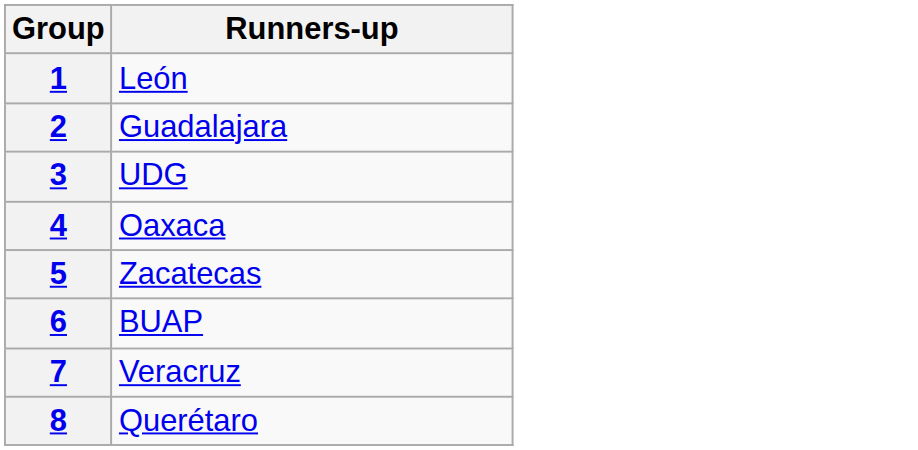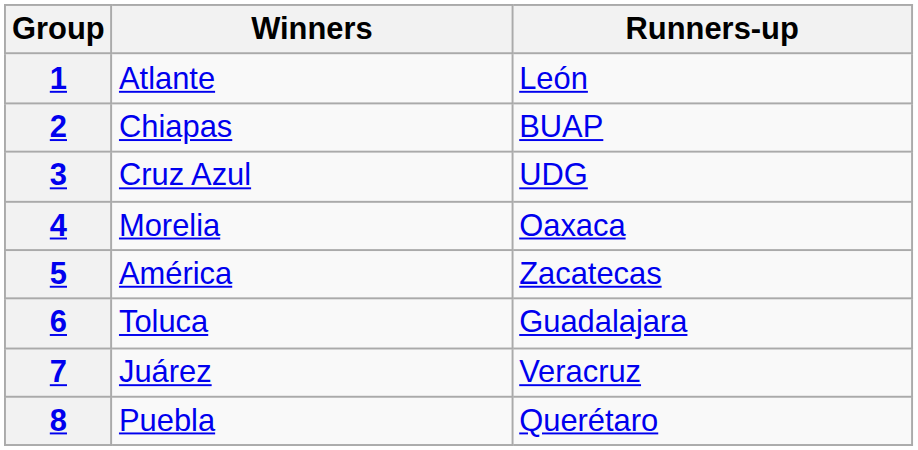+ column: (312, 28)
(203, 126) Guadalajara -> (561, 126) BUAP
(161, 322) BUAP -> (603, 322) Guadalajara
